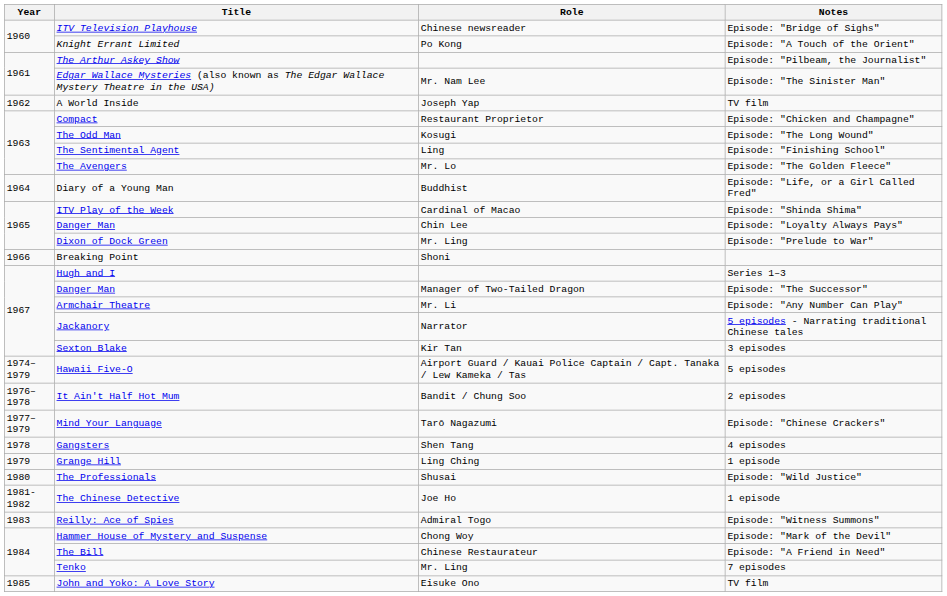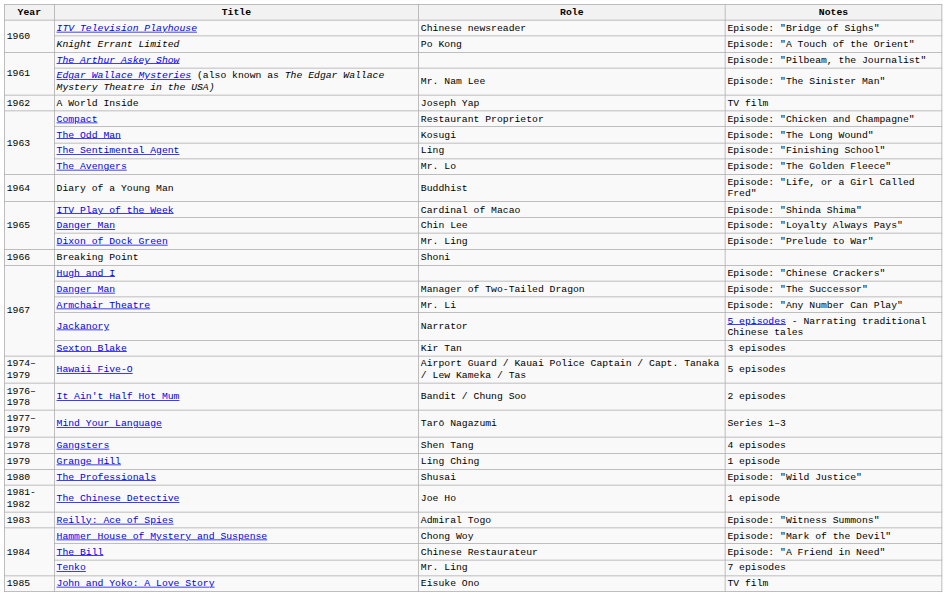(757, 273) Series 1–3 -> (806, 273) Episode: "Chinese Crackers"
(806, 424) Episode: "Chinese Crackers" -> (757, 424) Series 1–3
